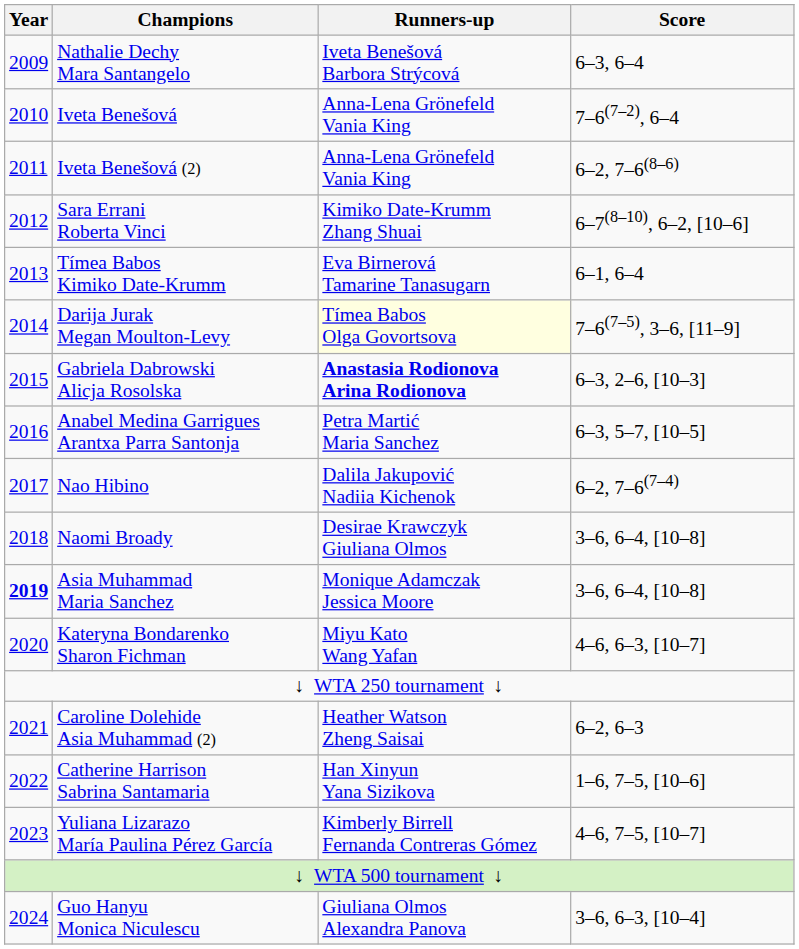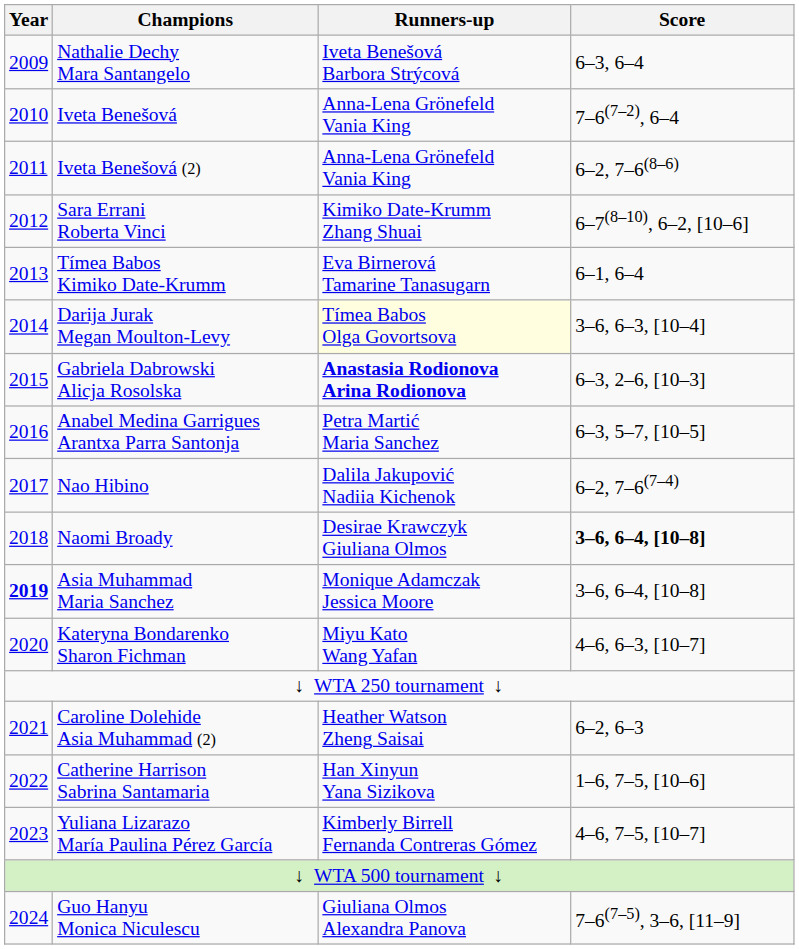(658, 326) 7–6(7–5), 3–6, [11–9] -> (640, 326) 3–6, 6–3, [10–4]
(640, 538) normal -> (640, 538) bold
(640, 917) 3–6, 6–3, [10–4] -> (658, 917) 7–6(7–5), 3–6, [11–9]
